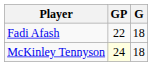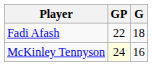(139, 52) 18 -> (139, 52) 16
